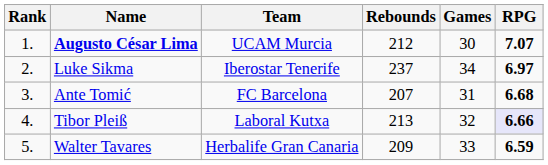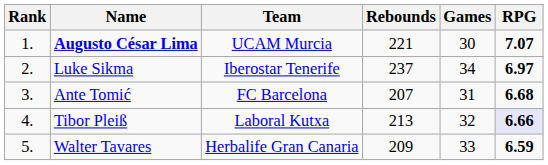(401, 43) 212 -> (401, 43) 221
